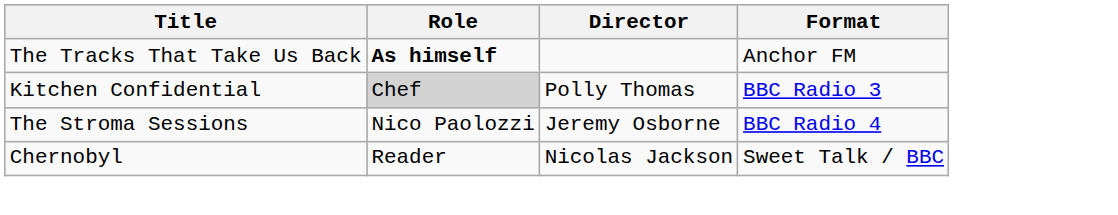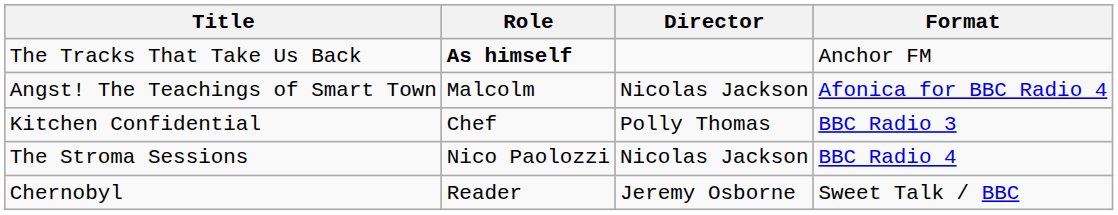+ row: (223, 90)
(397, 90) lightgrey background -> (472, 124) no background
(633, 124) Jeremy Osborne -> (714, 158) Nicolas Jackson
(639, 158) Nicolas Jackson -> (708, 192) Jeremy Osborne
